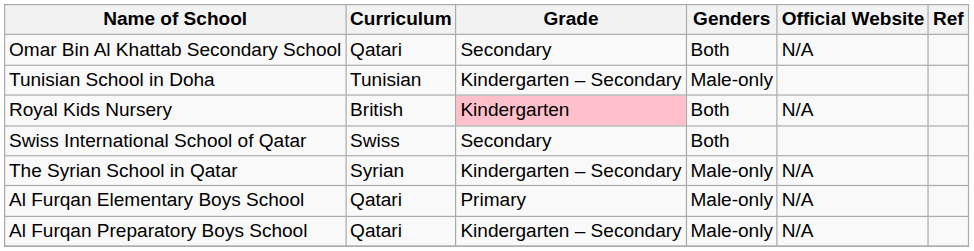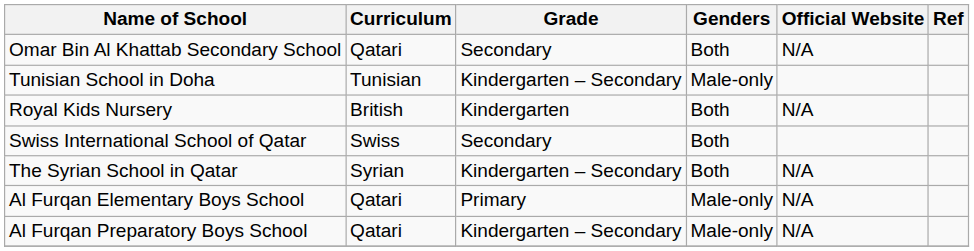(515, 110) pink background -> (515, 110) no background
(732, 170) Male-only -> (710, 170) Both
